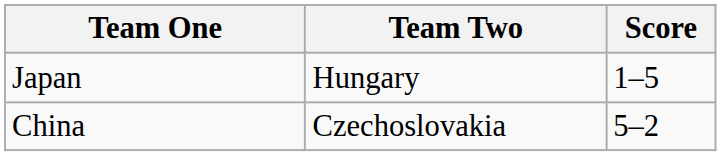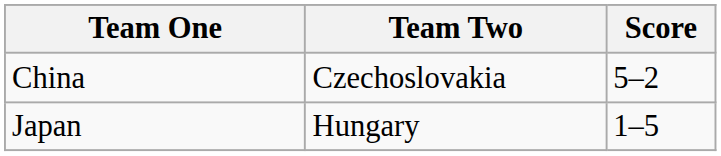rows swapped: (47, 77) <-> (48, 125)
